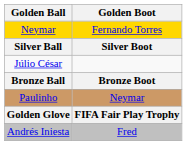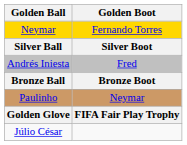rows swapped: (38, 132) <-> (38, 64)
